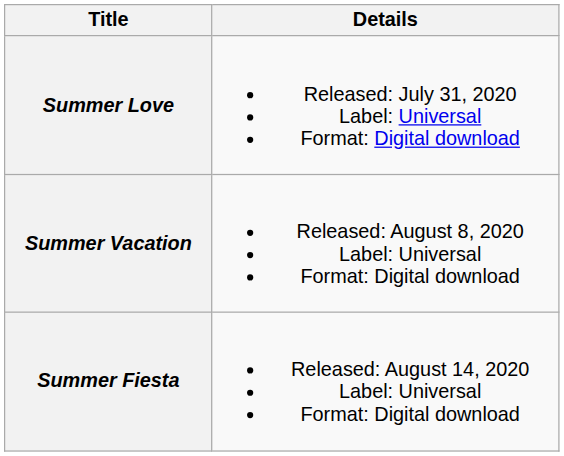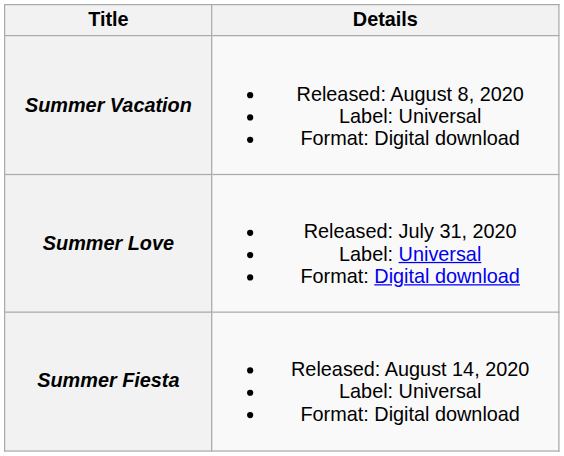rows swapped: (108, 105) <-> (108, 243)
